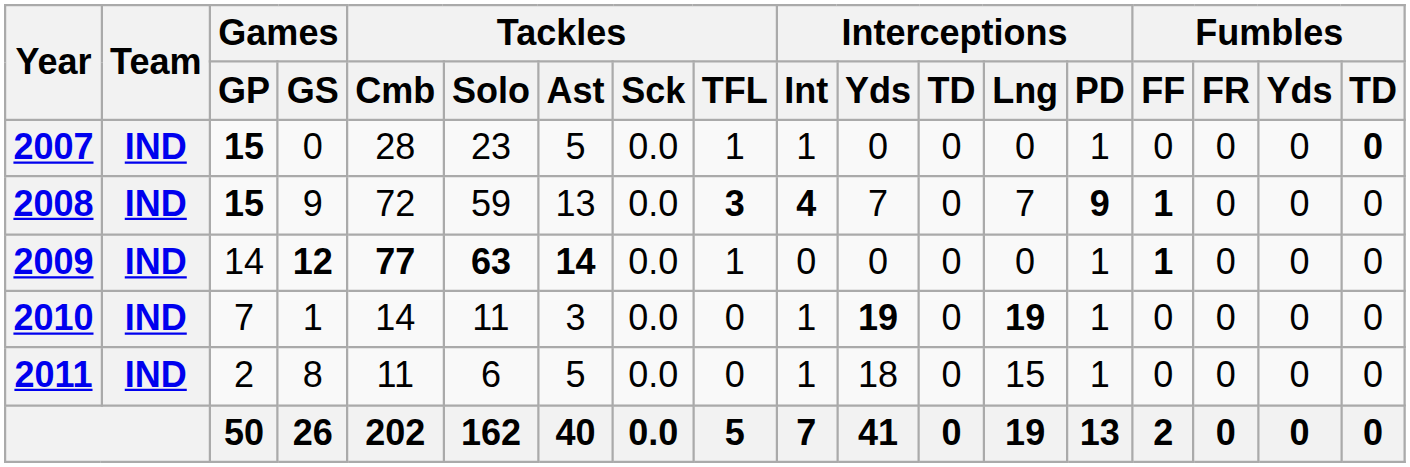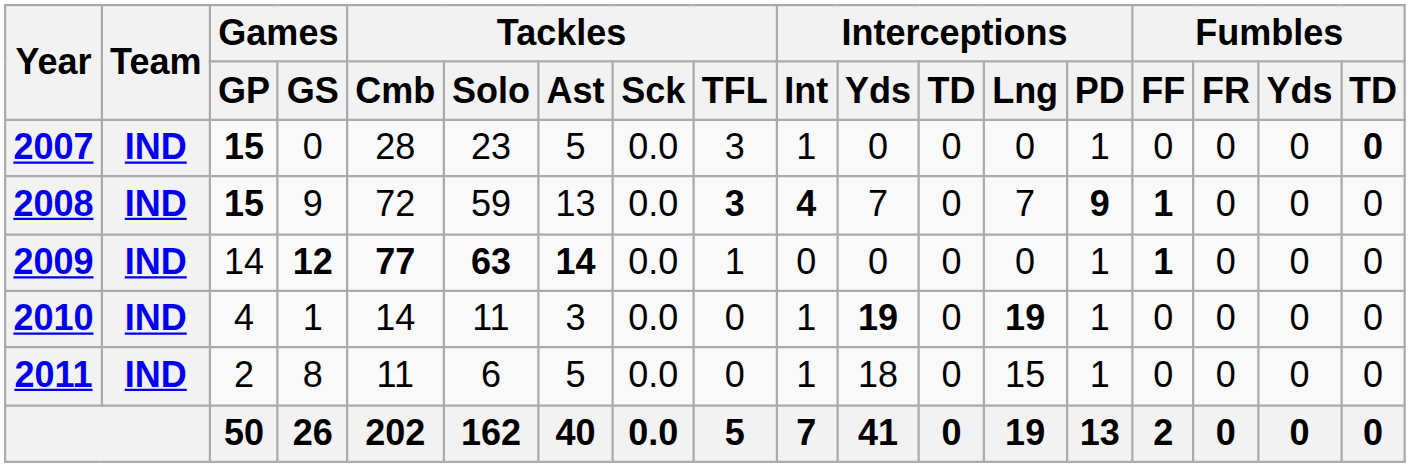(735, 147) 1 -> (735, 147) 3
(244, 318) 7 -> (244, 318) 4
